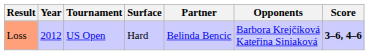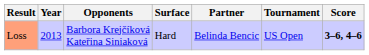columns swapped: (94, 12) <-> (278, 12)
(51, 35) 2012 -> (51, 35) 2013
